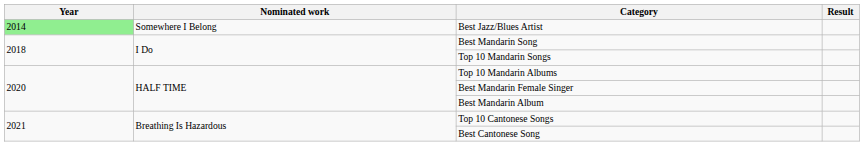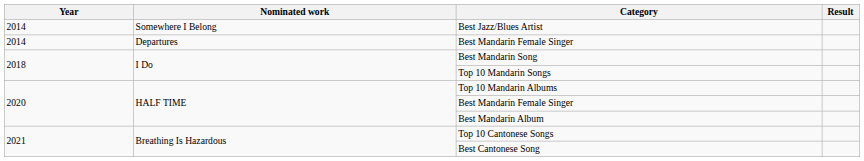(16, 27) lightgreen background -> (16, 27) no background
+ row: (157, 42)
